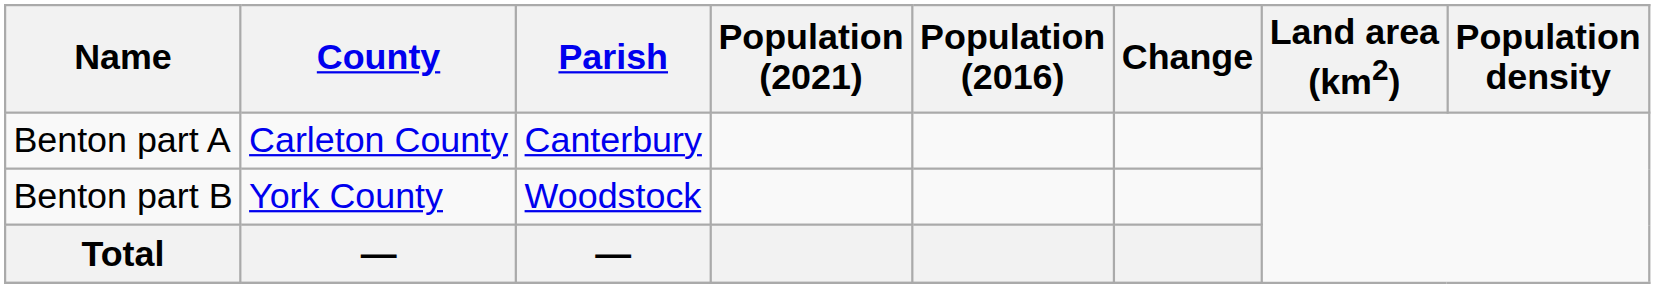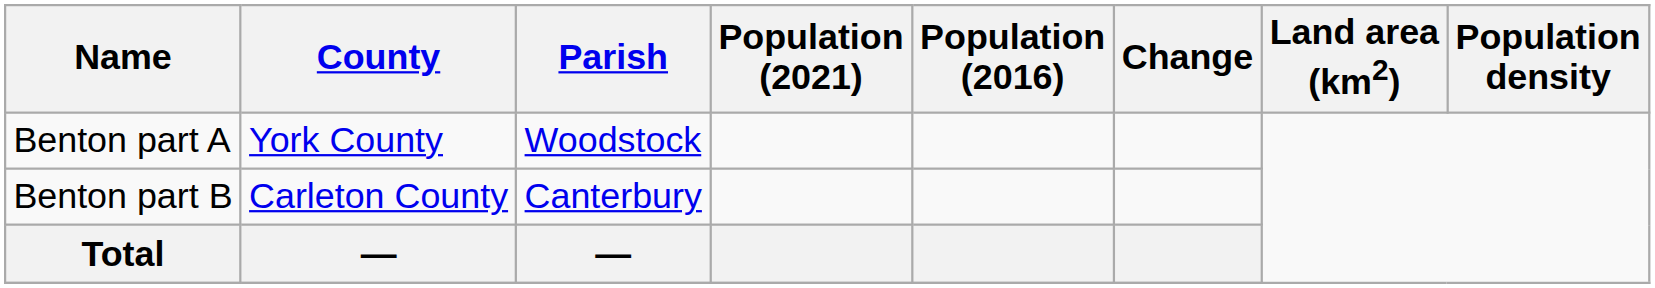(379, 139) Carleton County -> (346, 139) York County
(613, 139) Canterbury -> (613, 139) Woodstock
(346, 196) York County -> (379, 196) Carleton County
(613, 196) Woodstock -> (613, 196) Canterbury
